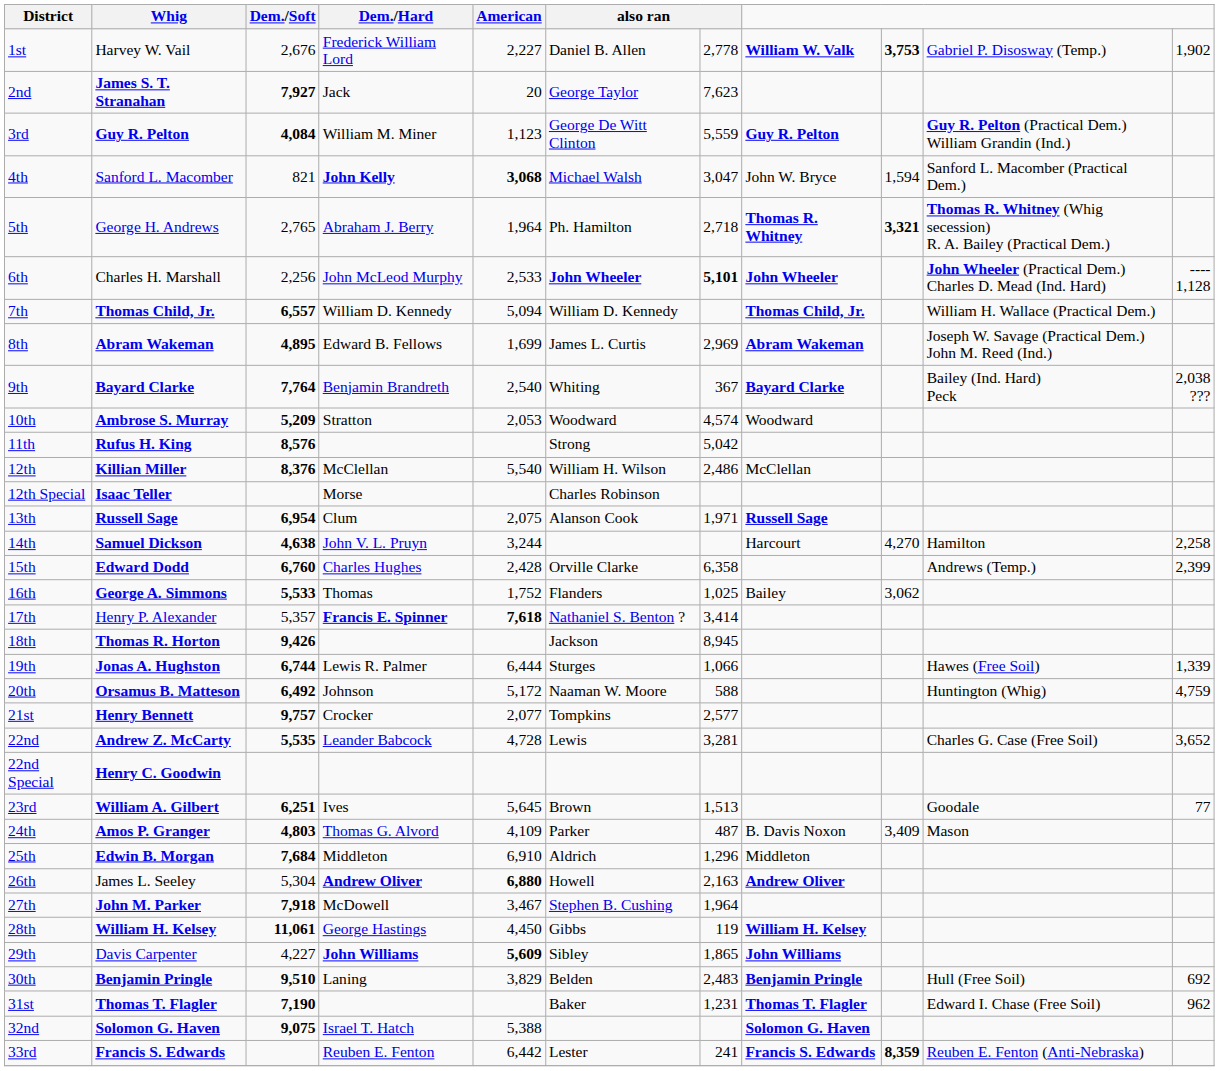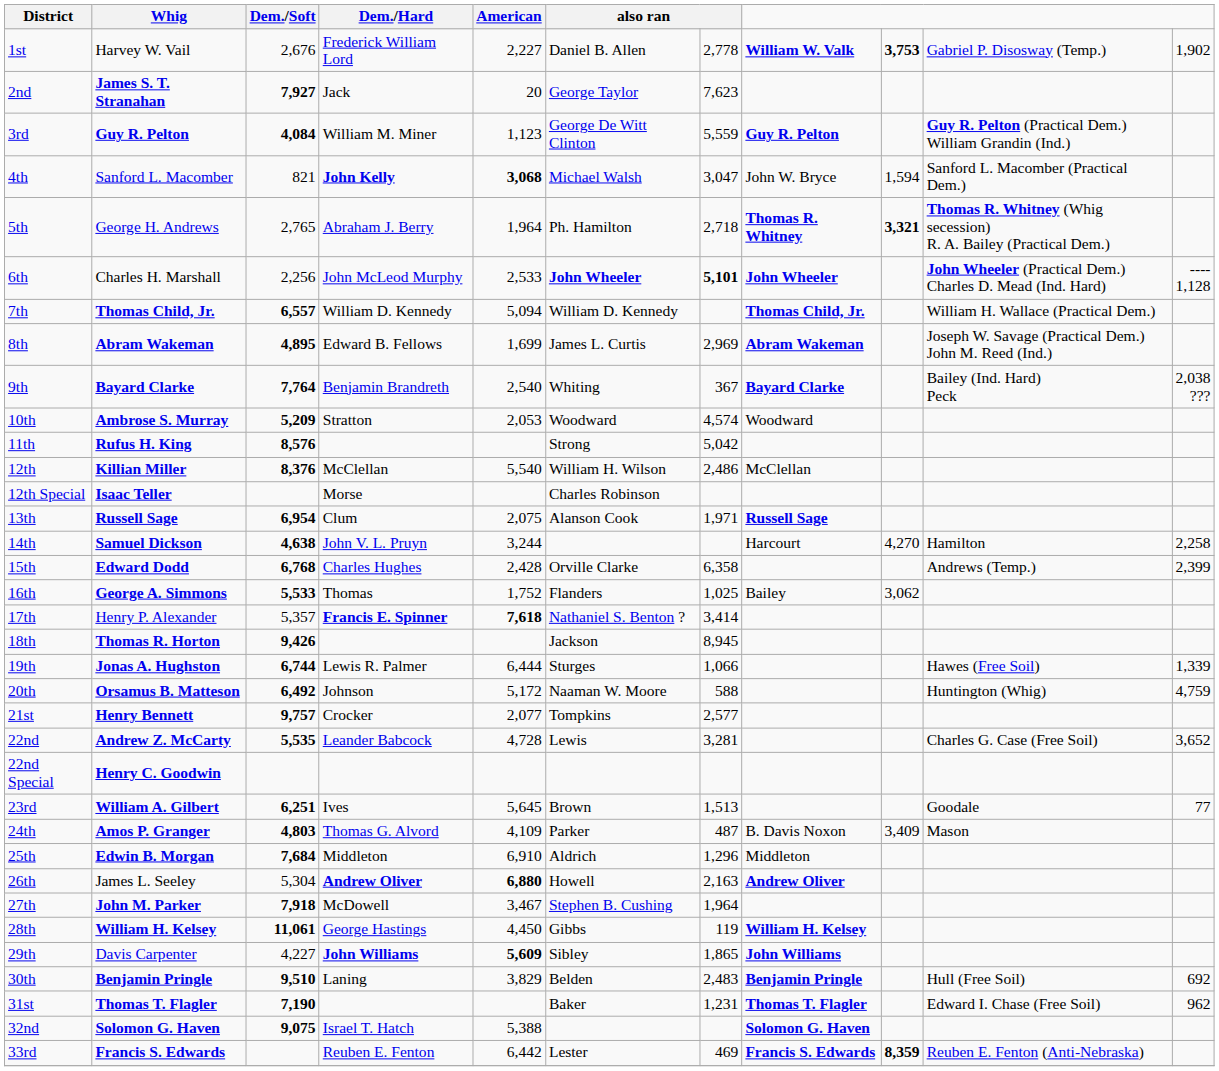(298, 567) 6,760 -> (298, 567) 6,768
(727, 1052) 241 -> (727, 1052) 469
